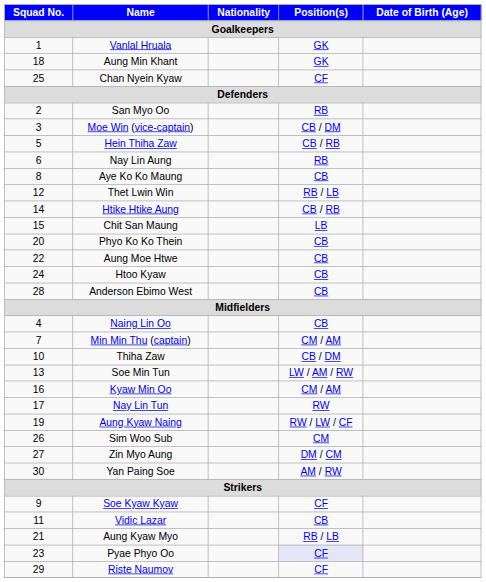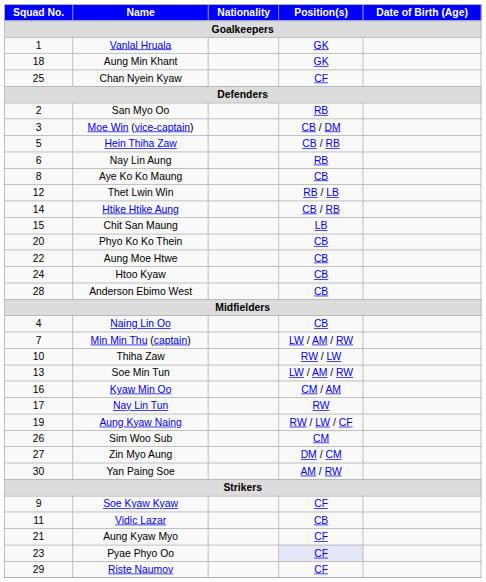(321, 341) CM / AM -> (321, 341) LW / AM / RW
(321, 357) CB / DM -> (321, 357) RW / LW
(321, 537) RB / LB -> (321, 537) CF
